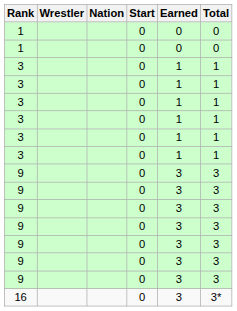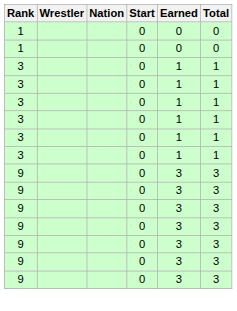- row: (21, 297)
